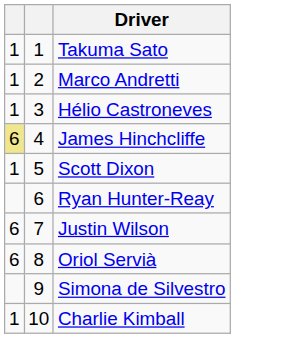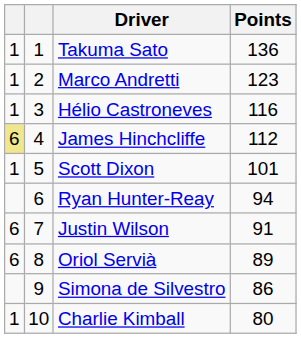+ column: (263, 20)
